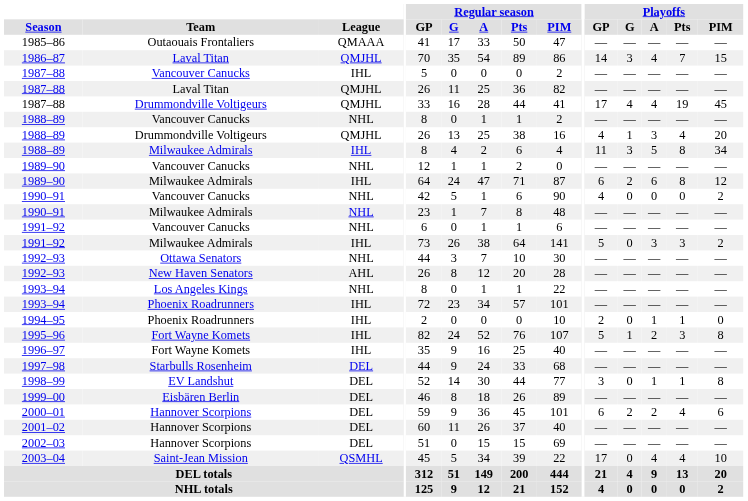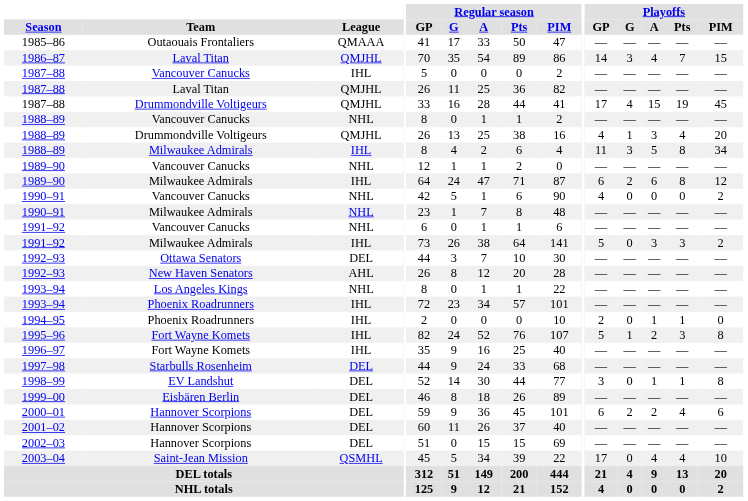(654, 104) 4 -> (654, 104) 15
(361, 258) NHL -> (361, 258) DEL
